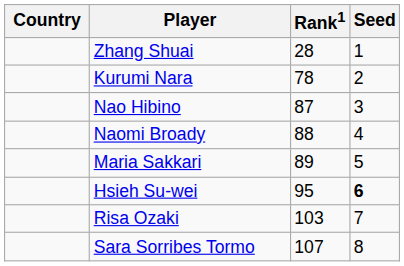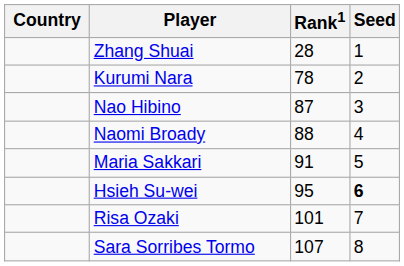(304, 162) 89 -> (304, 162) 91
(309, 218) 103 -> (309, 218) 101
